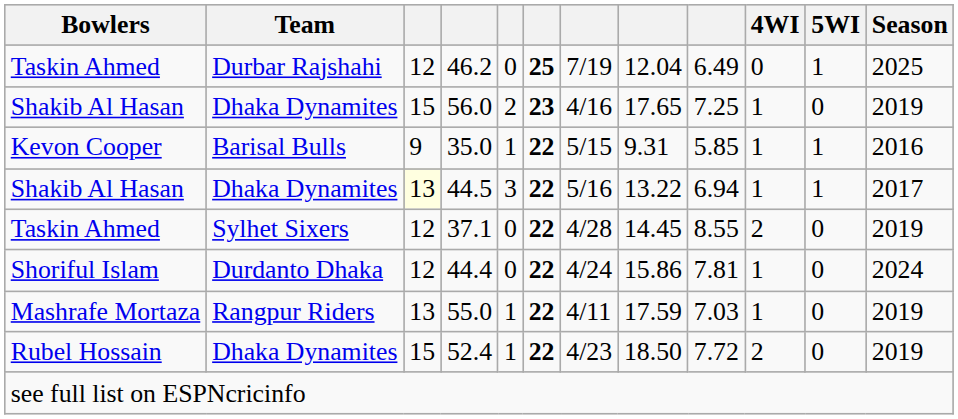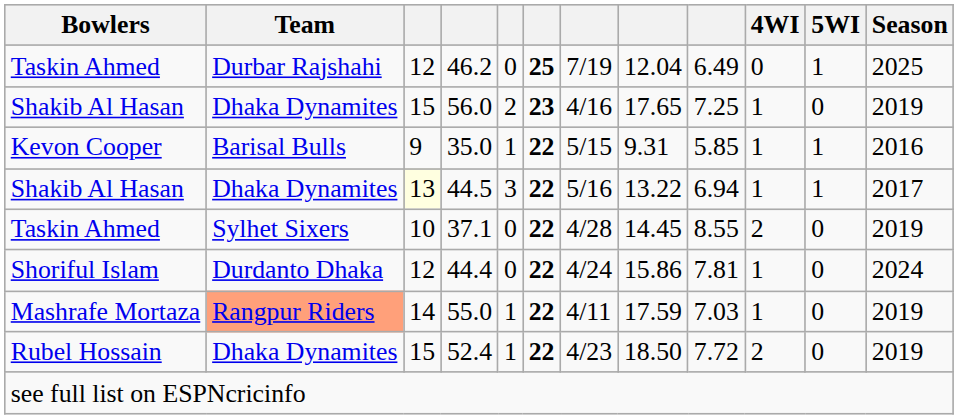(422, 229) 12 -> (422, 229) 10
(293, 310) no background -> (293, 310) lightsalmon background
(422, 310) 13 -> (422, 310) 14
